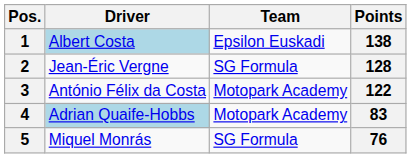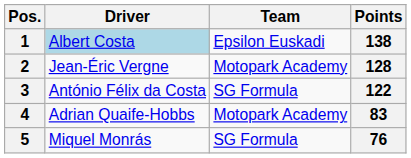(256, 66) SG Formula -> (280, 66) Motopark Academy
(280, 90) Motopark Academy -> (256, 90) SG Formula
(122, 115) lightblue background -> (122, 115) no background
